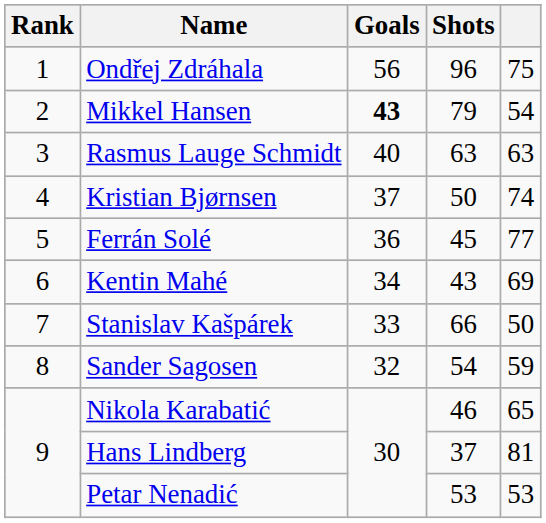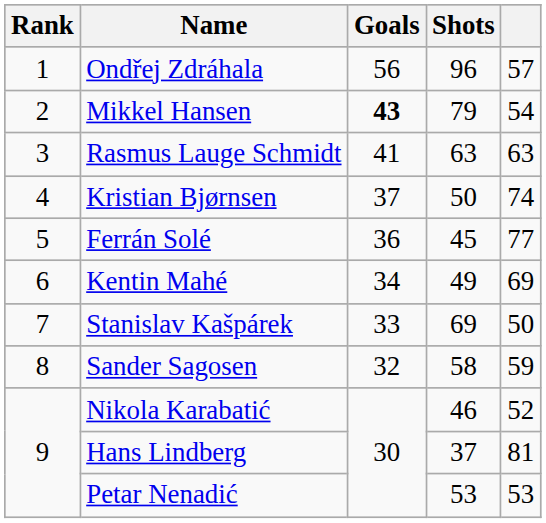(521, 68) 75 -> (521, 68) 57
(387, 153) 40 -> (387, 153) 41
(463, 281) 43 -> (463, 281) 49
(463, 324) 66 -> (463, 324) 69
(463, 366) 54 -> (463, 366) 58
(521, 409) 65 -> (521, 409) 52
